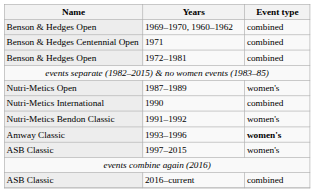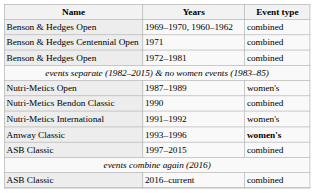(55, 104) Nutri-Metics International -> (60, 104) Nutri-Metics Bendon Classic
(60, 119) Nutri-Metics Bendon Classic -> (55, 119) Nutri-Metics International
(263, 149) women's -> (265, 149) combined
